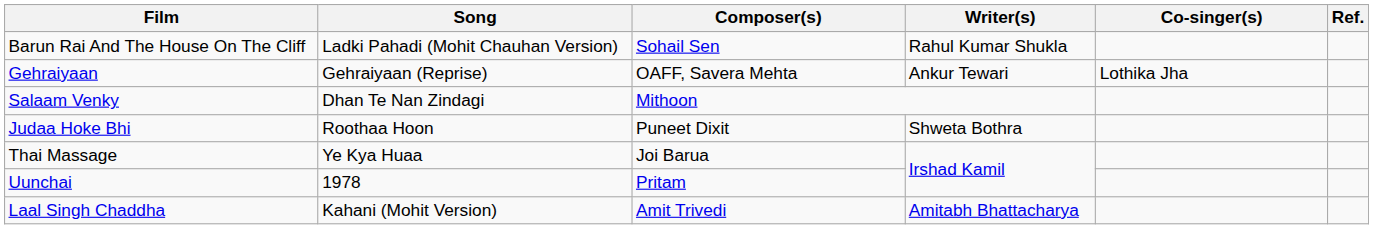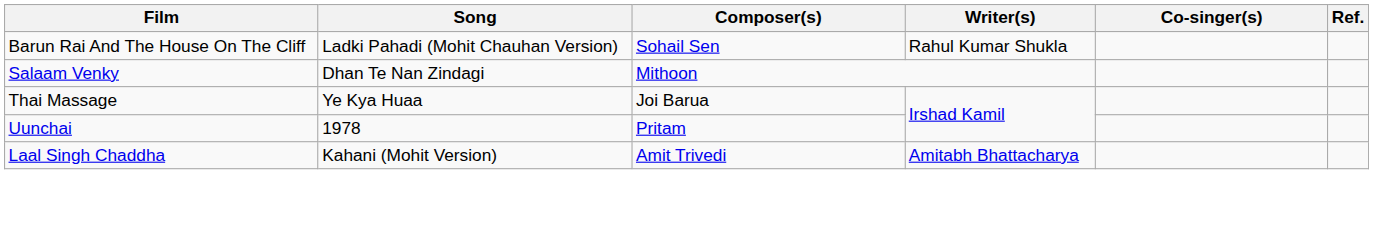- row: (53, 73)
- row: (70, 127)
